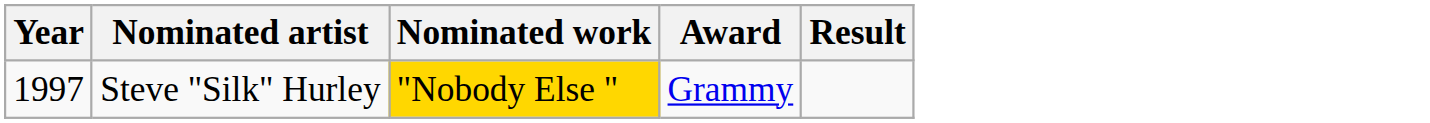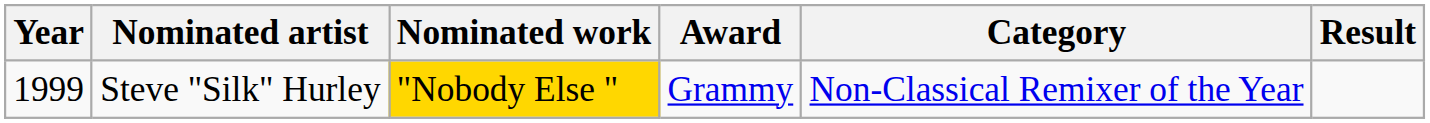+ column: (1057, 32)
(49, 88) 1997 -> (49, 88) 1999
